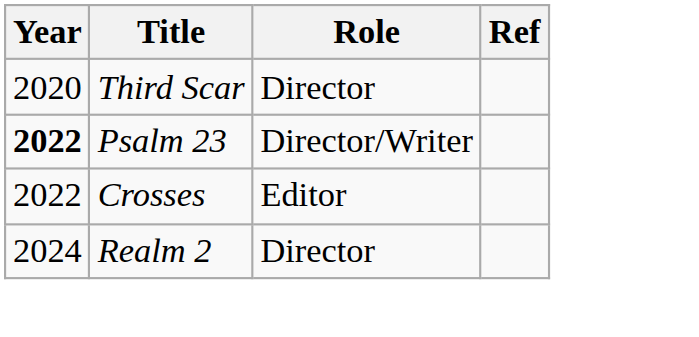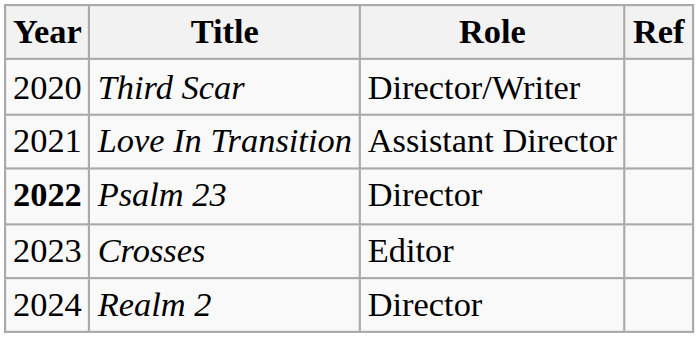(318, 86) Director -> (474, 86) Director/Writer
+ row: (225, 140)
(367, 140) Director/Writer -> (425, 195) Director
(47, 195) 2022 -> (47, 250) 2023
